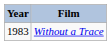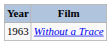(18, 31) 1983 -> (18, 31) 1963
